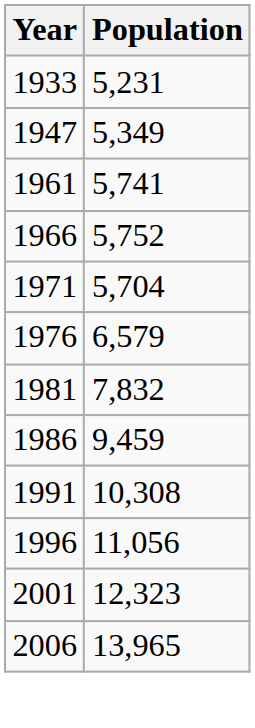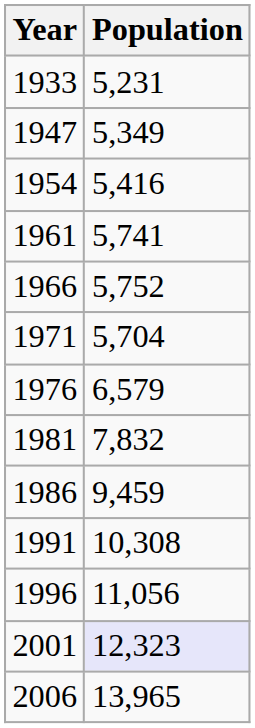+ row: (45, 183)
(136, 593) no background -> (136, 645) lavender background
